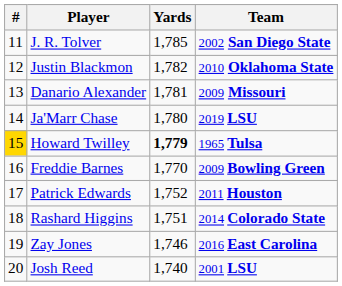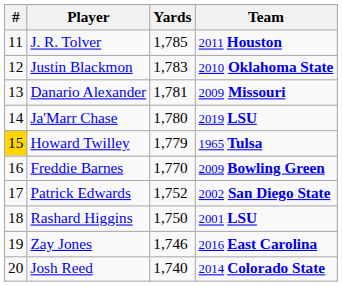(265, 42) 2002 San Diego State -> (240, 42) 2011 Houston
(170, 67) 1,782 -> (170, 67) 1,783
(170, 143) bold -> (170, 143) normal
(240, 193) 2011 Houston -> (265, 193) 2002 San Diego State
(170, 218) 1,751 -> (170, 218) 1,750
(262, 218) 2014 Colorado State -> (228, 218) 2001 LSU
(228, 269) 2001 LSU -> (262, 269) 2014 Colorado State
